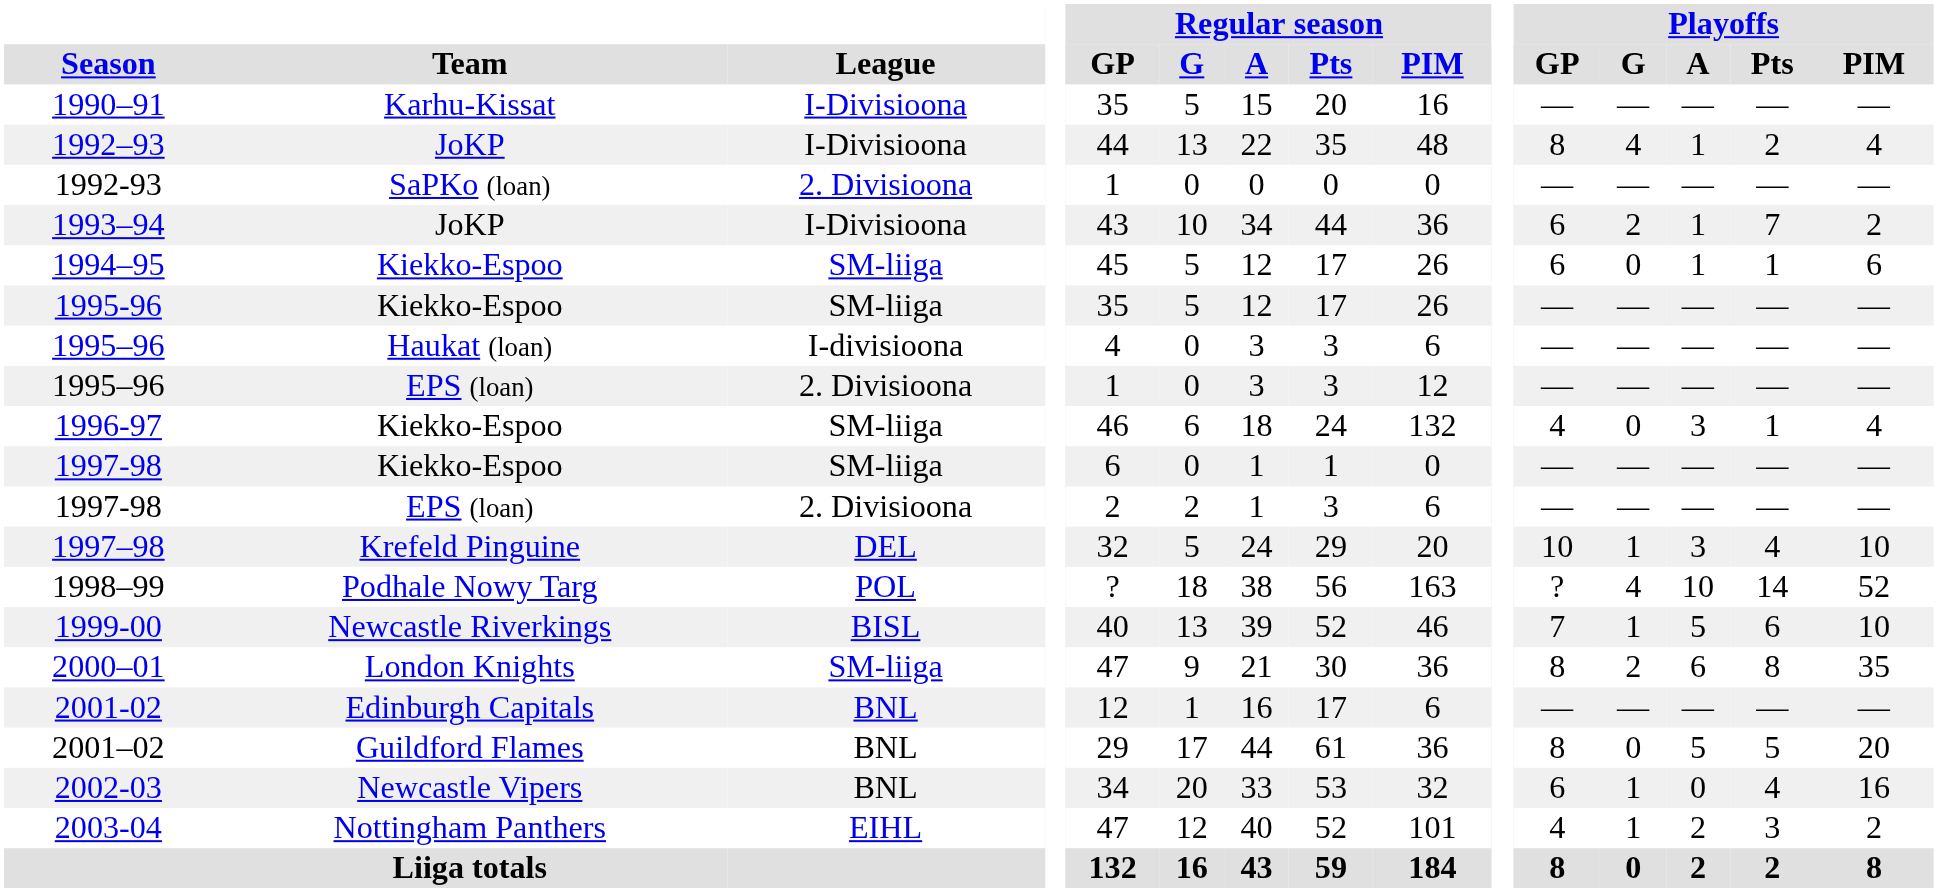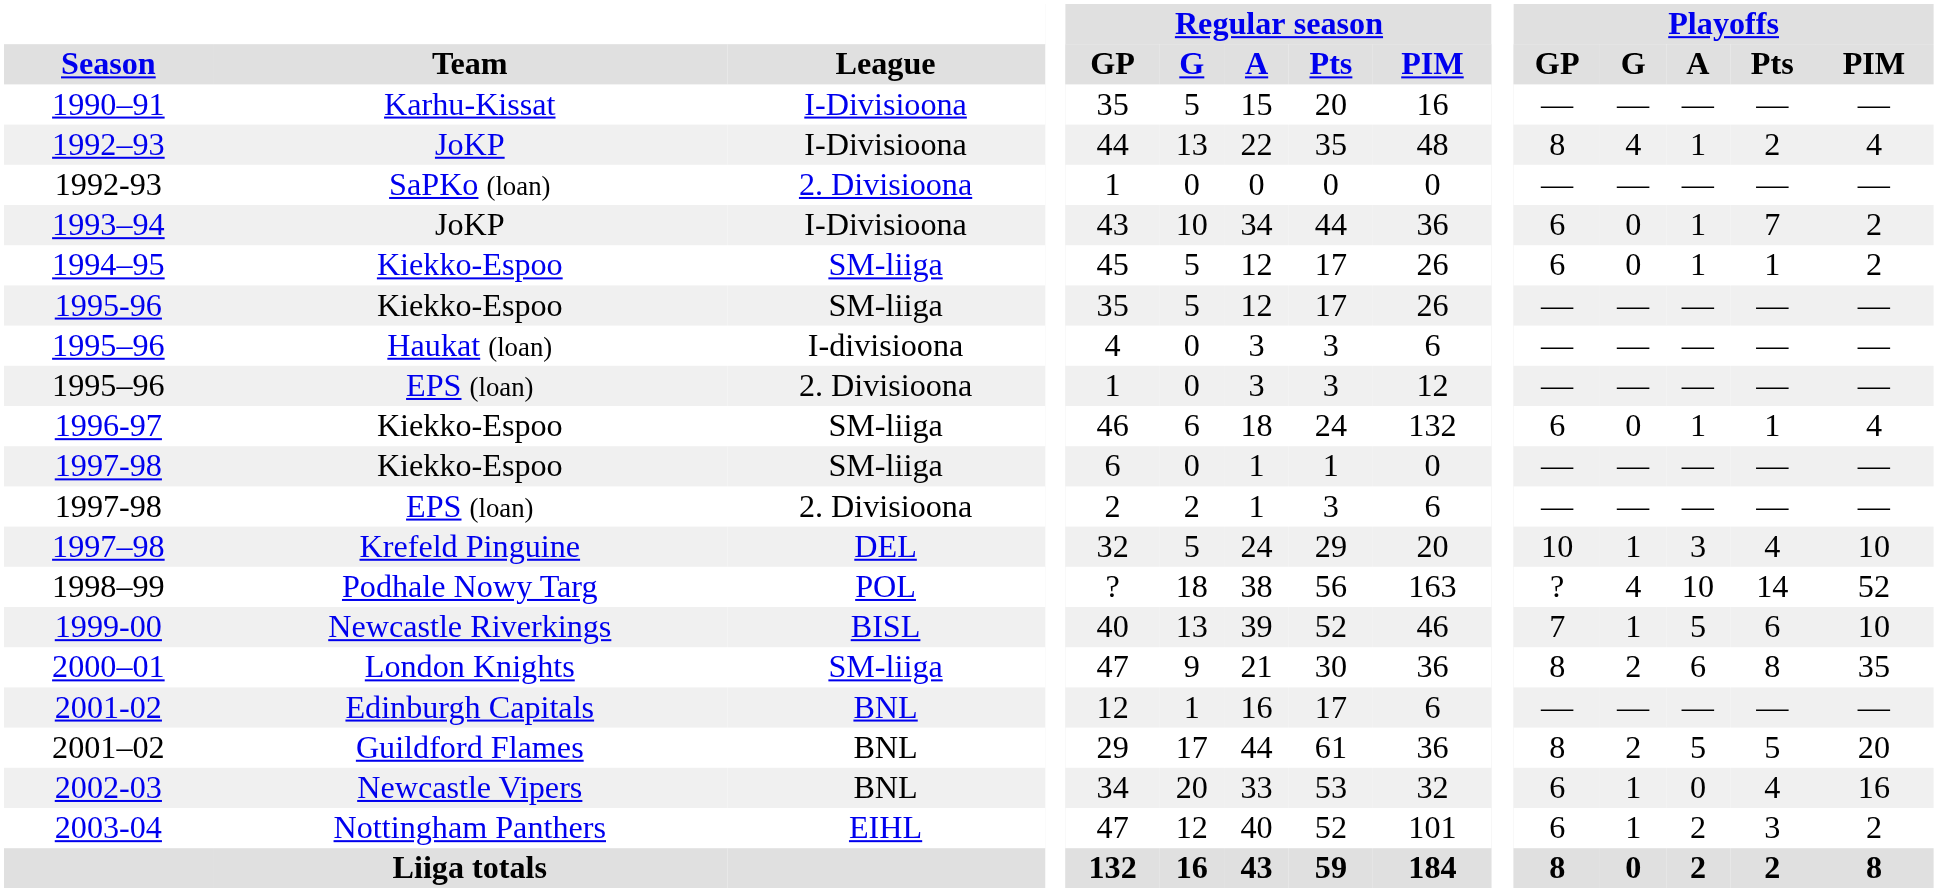(1633, 224) 2 -> (1633, 224) 0
(1874, 264) 6 -> (1874, 264) 2
(1557, 425) 4 -> (1557, 425) 6
(1698, 425) 3 -> (1698, 425) 1
(1633, 747) 0 -> (1633, 747) 2
(1557, 827) 4 -> (1557, 827) 6
